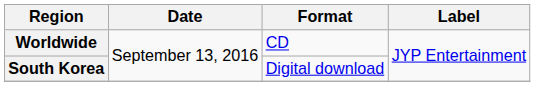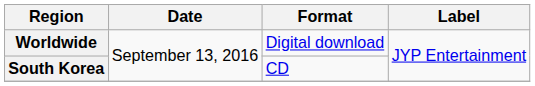(277, 42) CD -> (325, 42) Digital download
(325, 68) Digital download -> (277, 68) CD
